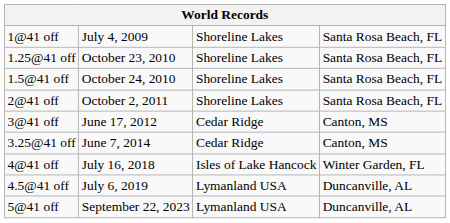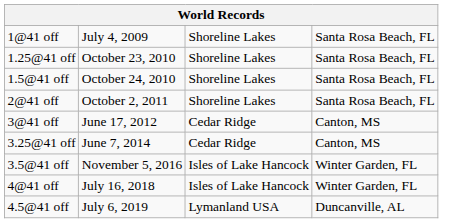+ row: (38, 164)
- row: (33, 206)
